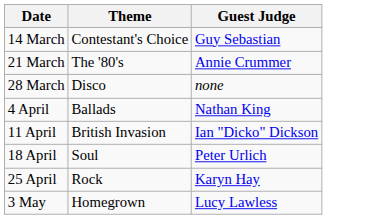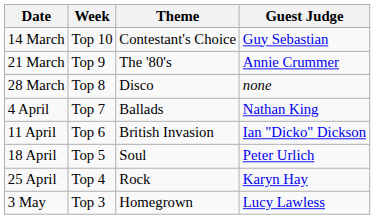+ column: (92, 16)
